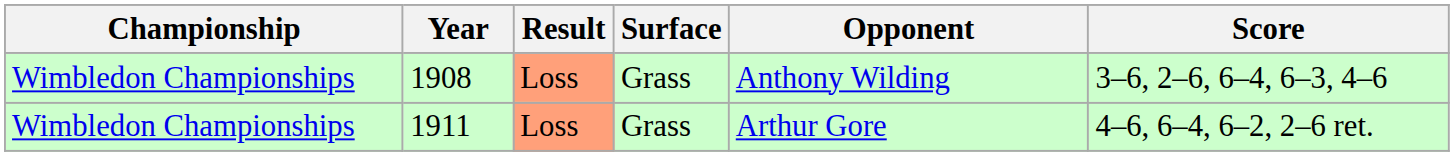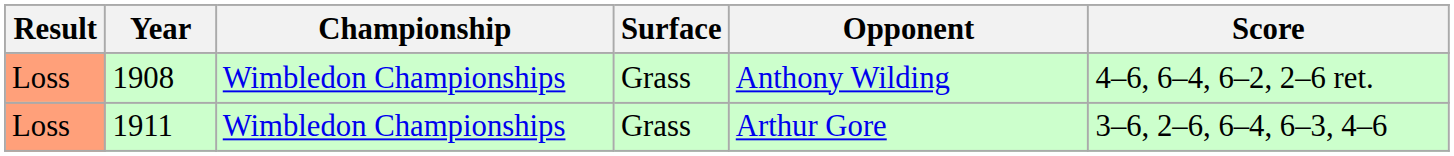columns swapped: (564, 28) <-> (204, 28)
(1241, 77) 3–6, 2–6, 6–4, 6–3, 4–6 -> (1235, 77) 4–6, 6–4, 6–2, 2–6 ret.
(1235, 126) 4–6, 6–4, 6–2, 2–6 ret. -> (1241, 126) 3–6, 2–6, 6–4, 6–3, 4–6
